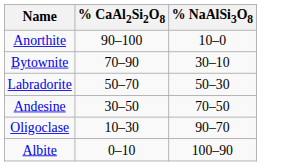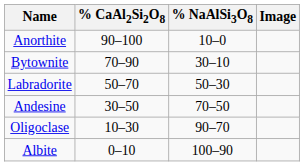+ column: (278, 17)
